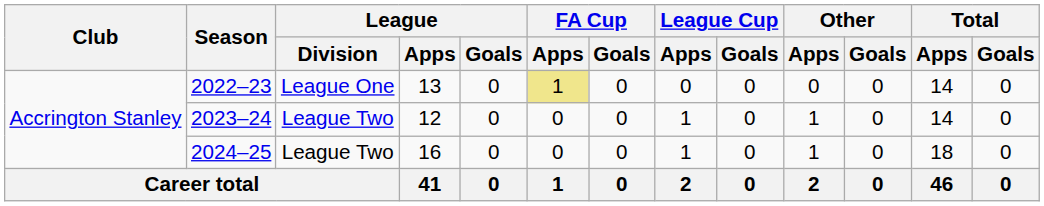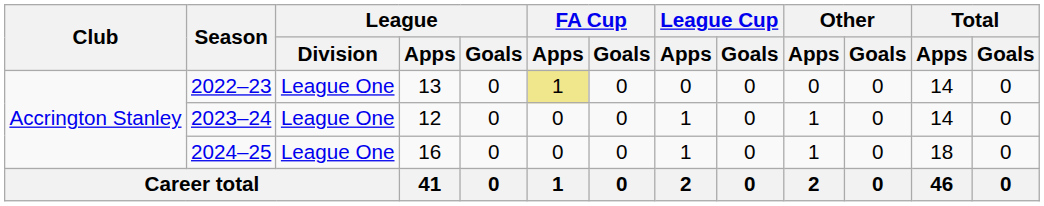(338, 119) League Two -> (338, 119) League One
(338, 151) League Two -> (338, 151) League One
